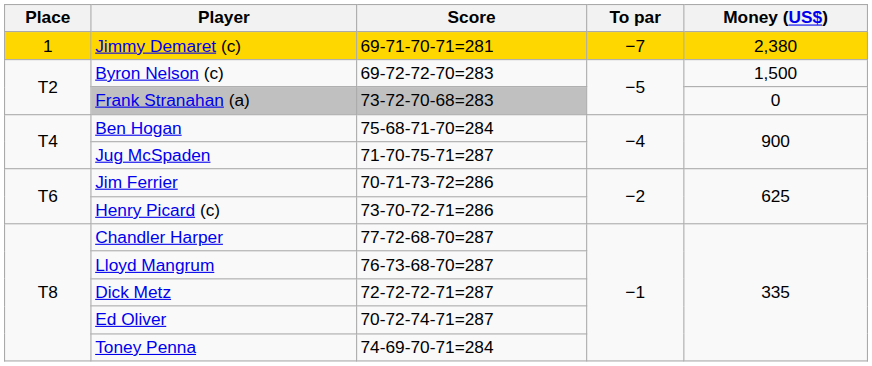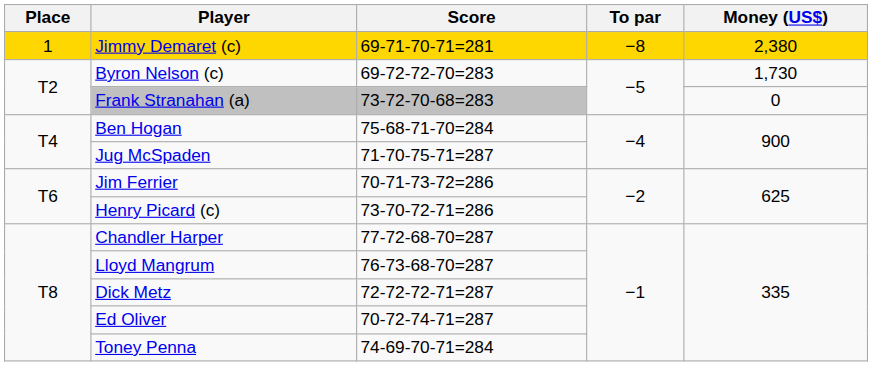(635, 45) −7 -> (635, 45) −8
(776, 73) 1,500 -> (776, 73) 1,730
